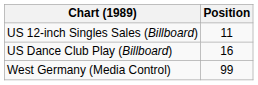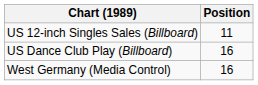(227, 70) 99 -> (227, 70) 16
